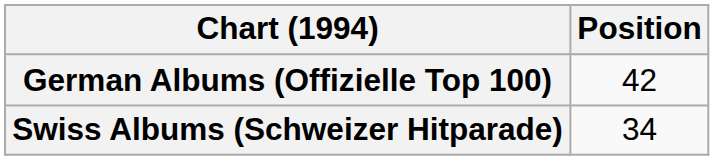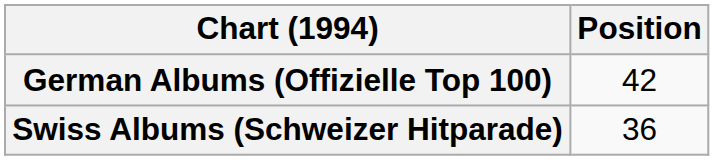(640, 129) 34 -> (640, 129) 36
